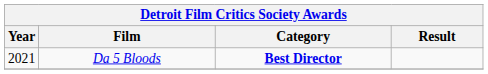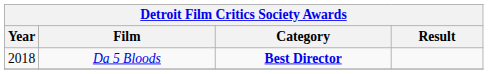(22, 58) 2021 -> (22, 58) 2018
